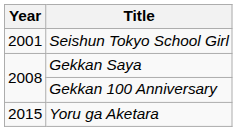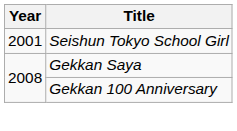- row: (104, 114)
